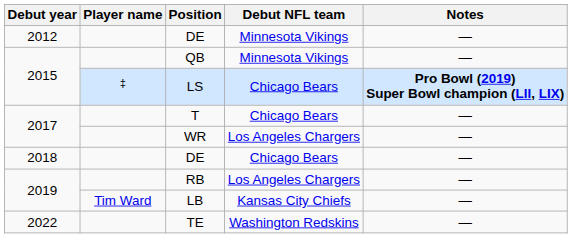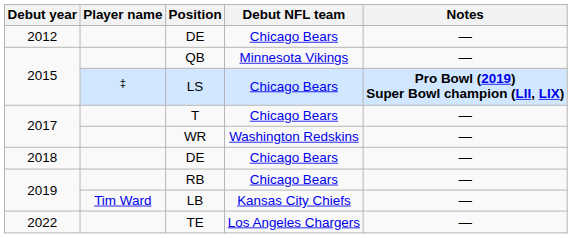(294, 36) Minnesota Vikings -> (294, 36) Chicago Bears
(294, 136) Los Angeles Chargers -> (294, 136) Washington Redskins
(294, 179) Los Angeles Chargers -> (294, 179) Chicago Bears
(294, 222) Washington Redskins -> (294, 222) Los Angeles Chargers
